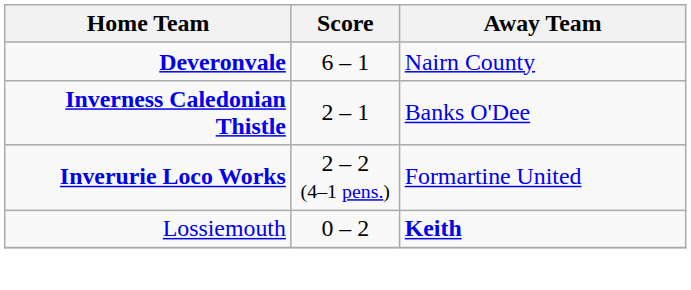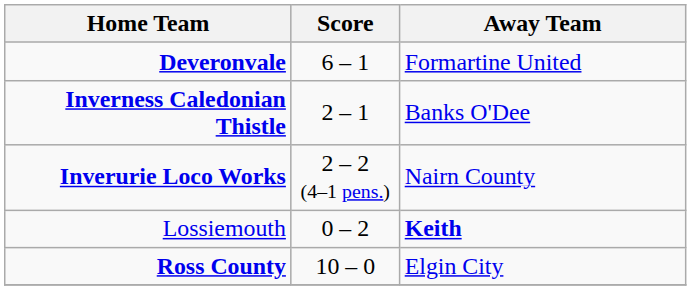(470, 61) Nairn County -> (493, 61) Formartine United
(493, 177) Formartine United -> (470, 177) Nairn County
+ row: (221, 266)
